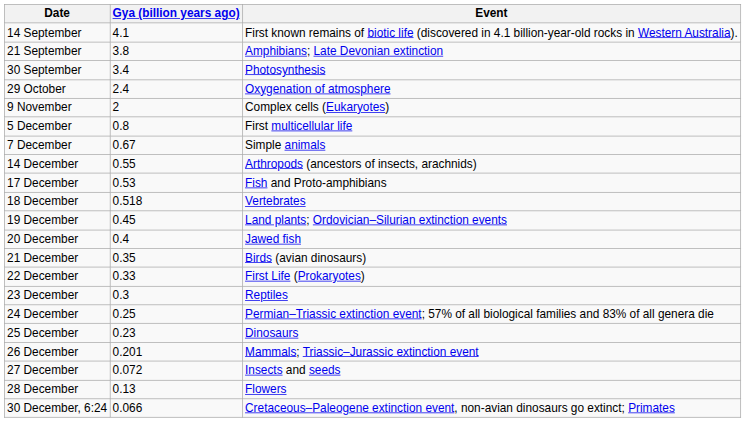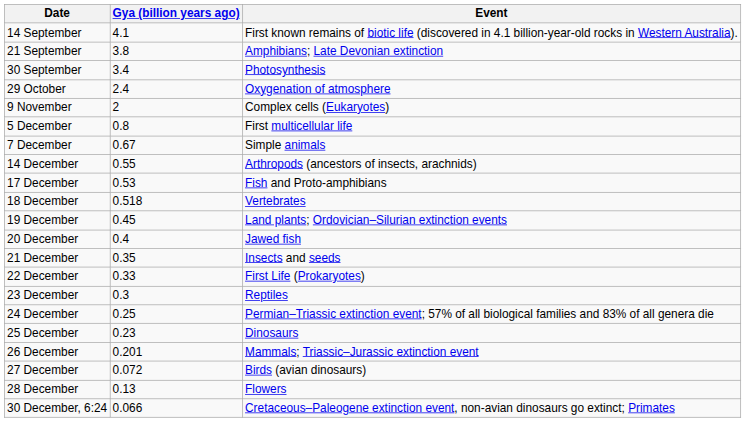(306, 257) Birds (avian dinosaurs) -> (293, 257) Insects and seeds
(293, 370) Insects and seeds -> (306, 370) Birds (avian dinosaurs)
